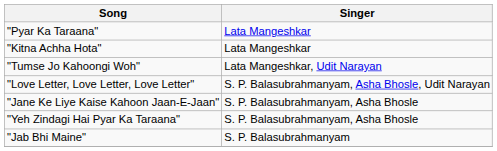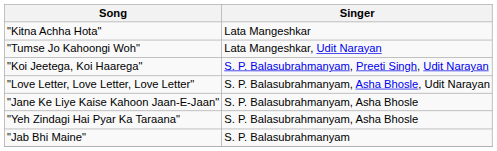- row: (53, 31)
+ row: (75, 66)
